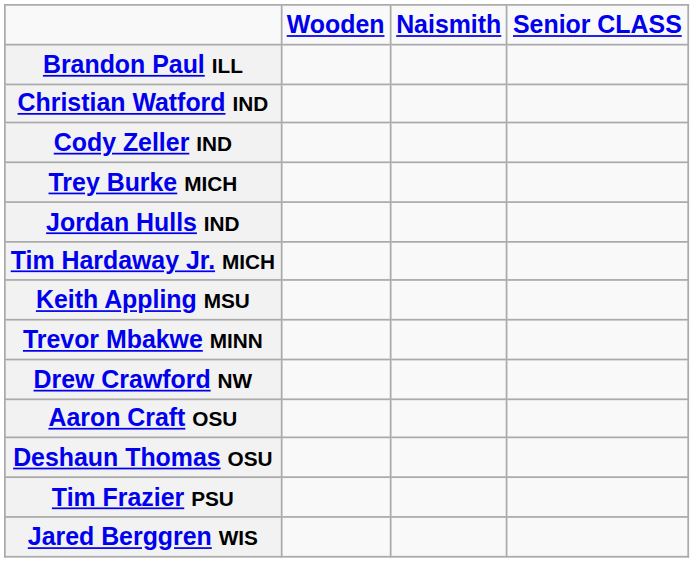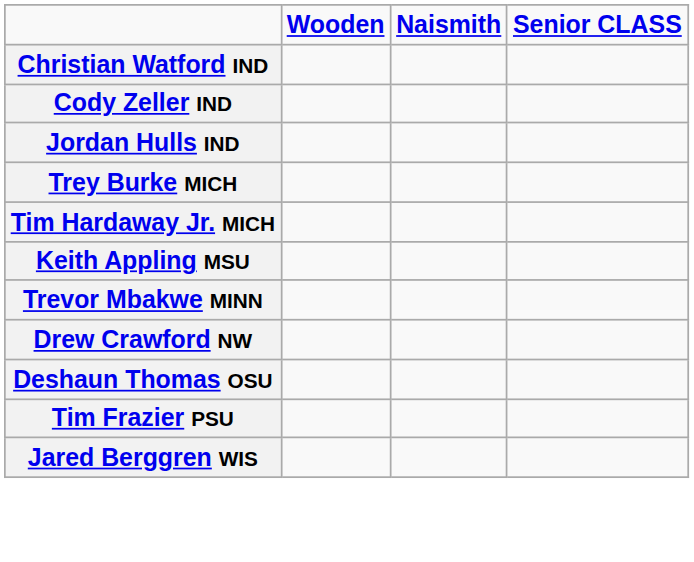- row: (143, 64)
rows swapped: (143, 222) <-> (143, 182)
- row: (143, 419)
